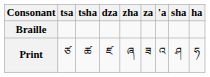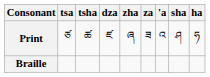rows swapped: (31, 55) <-> (31, 29)
